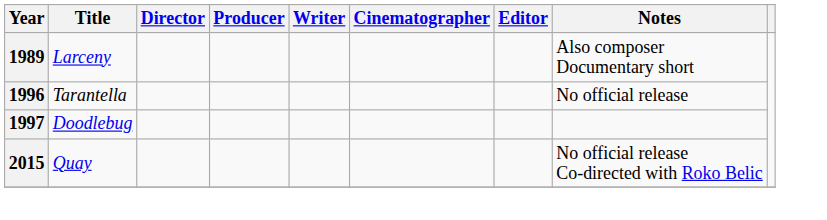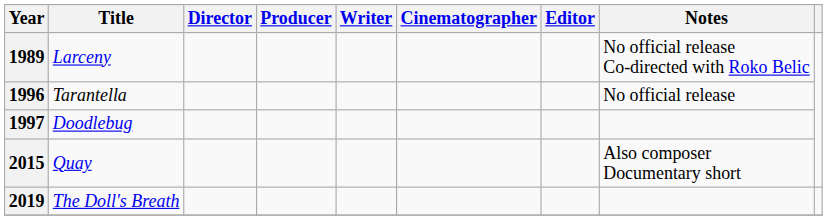(625, 57) Also composer Documentary short -> (706, 57) No official release Co-directed with Roko Belic
(660, 162) No official release Co-directed with Roko Belic -> (672, 162) Also composer Documentary short
+ row: (27, 201)
